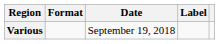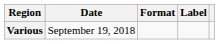columns swapped: (131, 13) <-> (65, 13)
